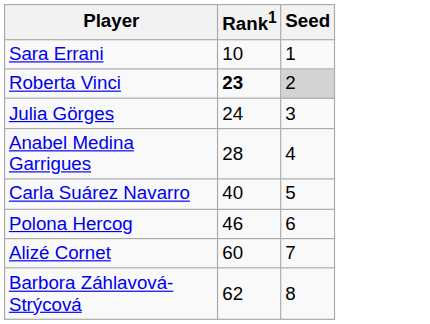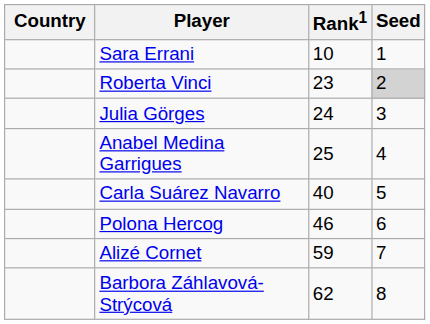+ column: (50, 21)
(233, 83) bold -> (323, 83) normal
(233, 153) 28 -> (323, 153) 25
(233, 253) 60 -> (323, 253) 59
